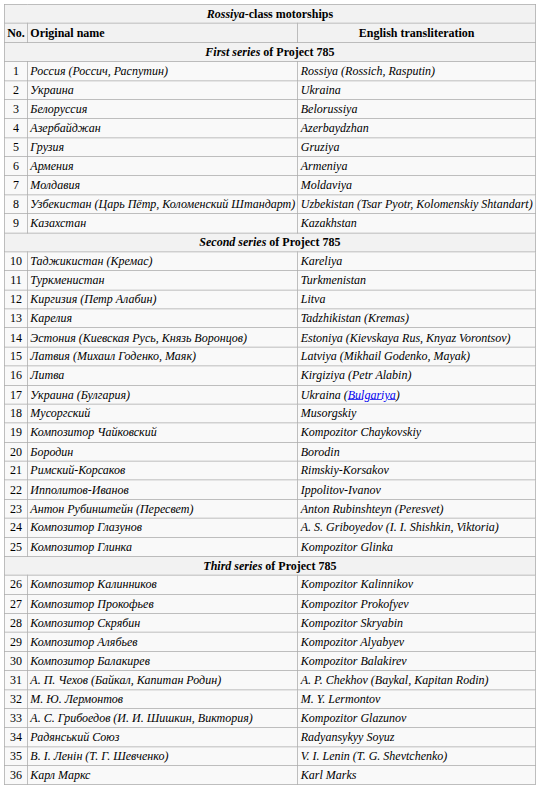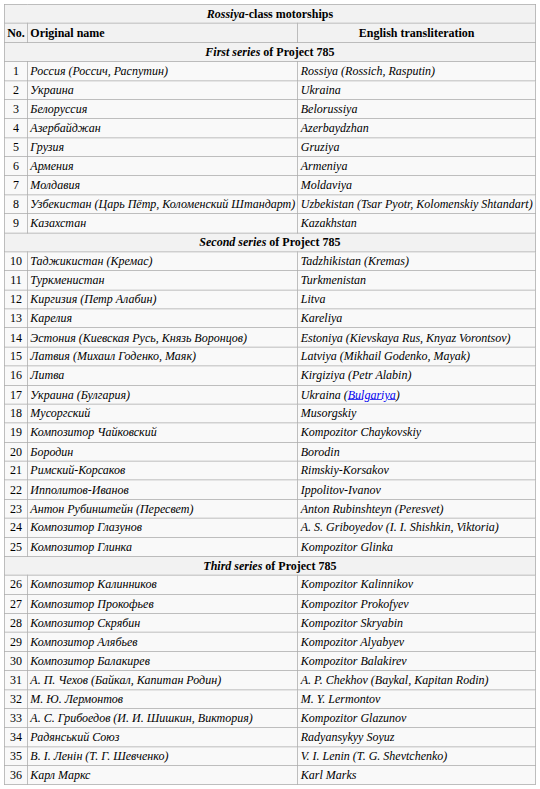(322, 261) Kareliya -> (355, 261) Tadzhikistan (Kremas)
(355, 318) Tadzhikistan (Kremas) -> (322, 318) Kareliya
